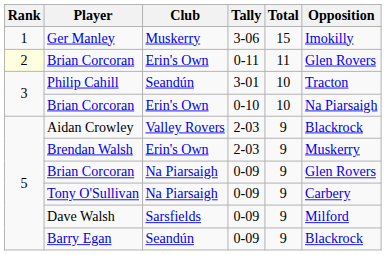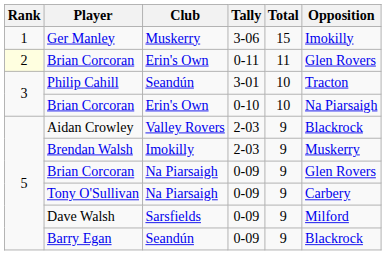(177, 149) Erin's Own -> (170, 149) Imokilly
